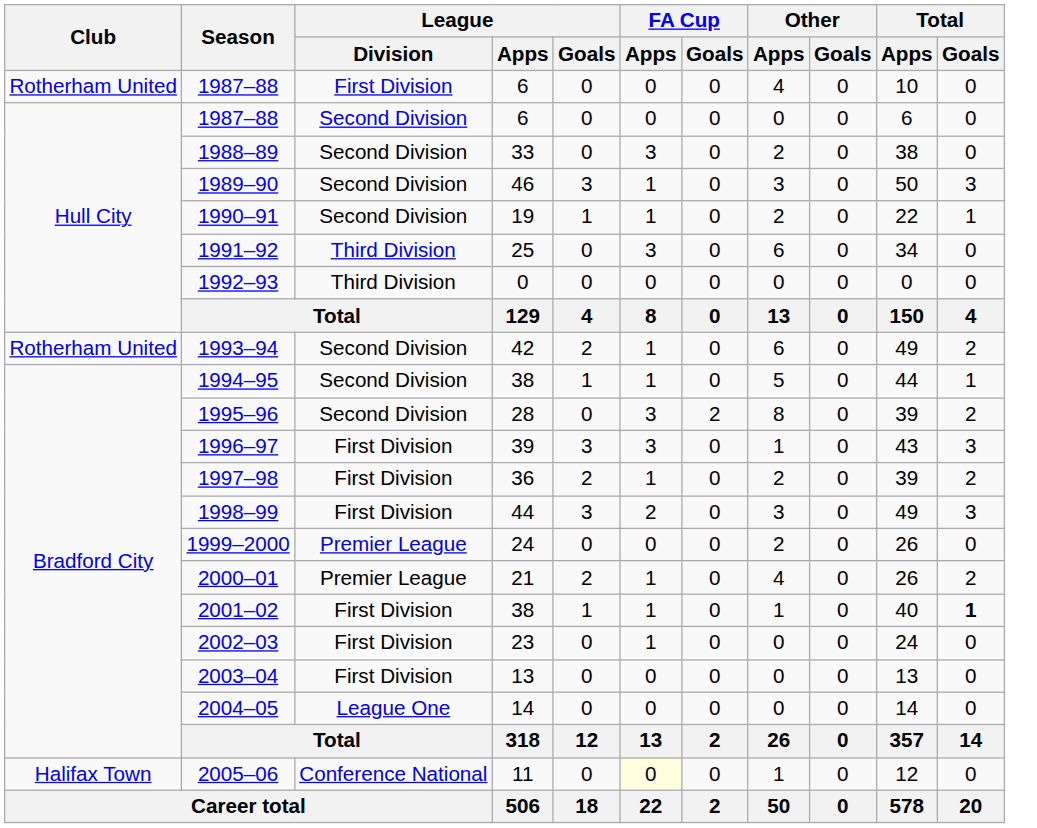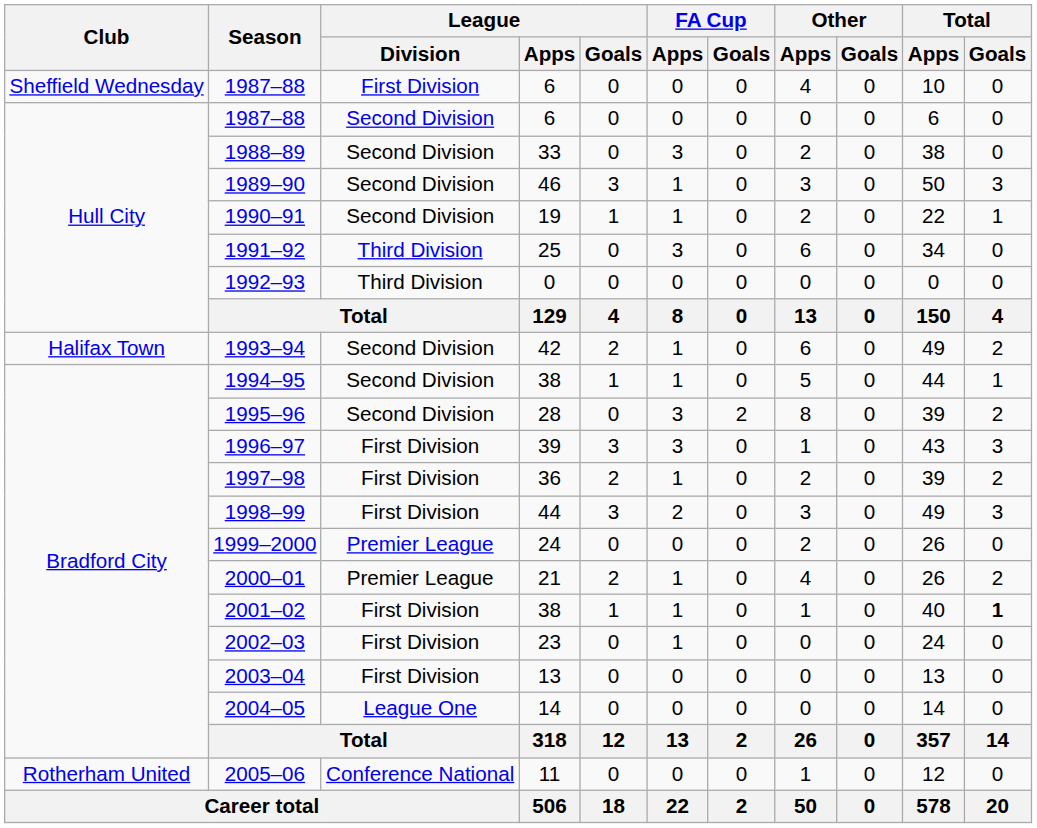(93, 86) Rotherham United -> (107, 86) Sheffield Wednesday
(93, 348) Rotherham United -> (107, 348) Halifax Town
(93, 773) Halifax Town -> (107, 773) Rotherham United
(651, 773) lightyellow background -> (678, 773) no background
